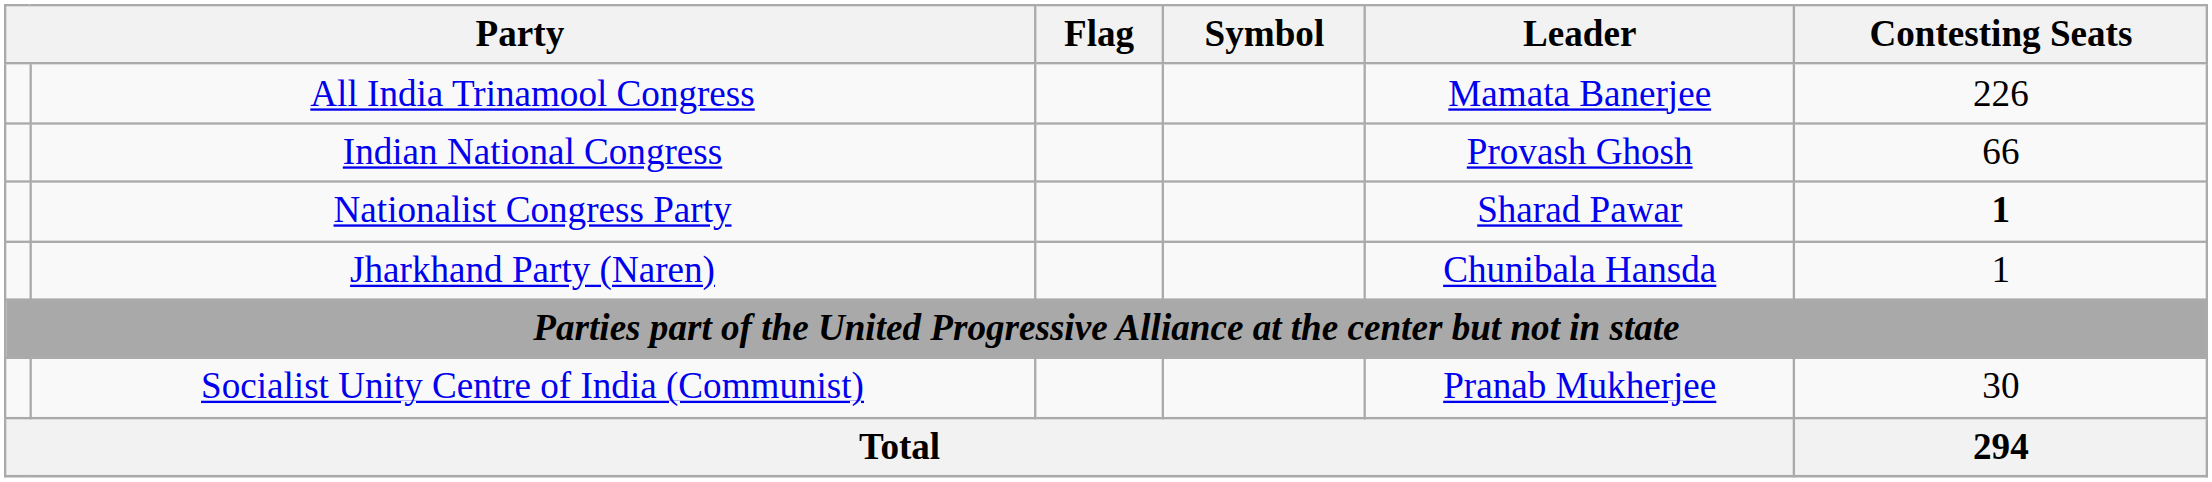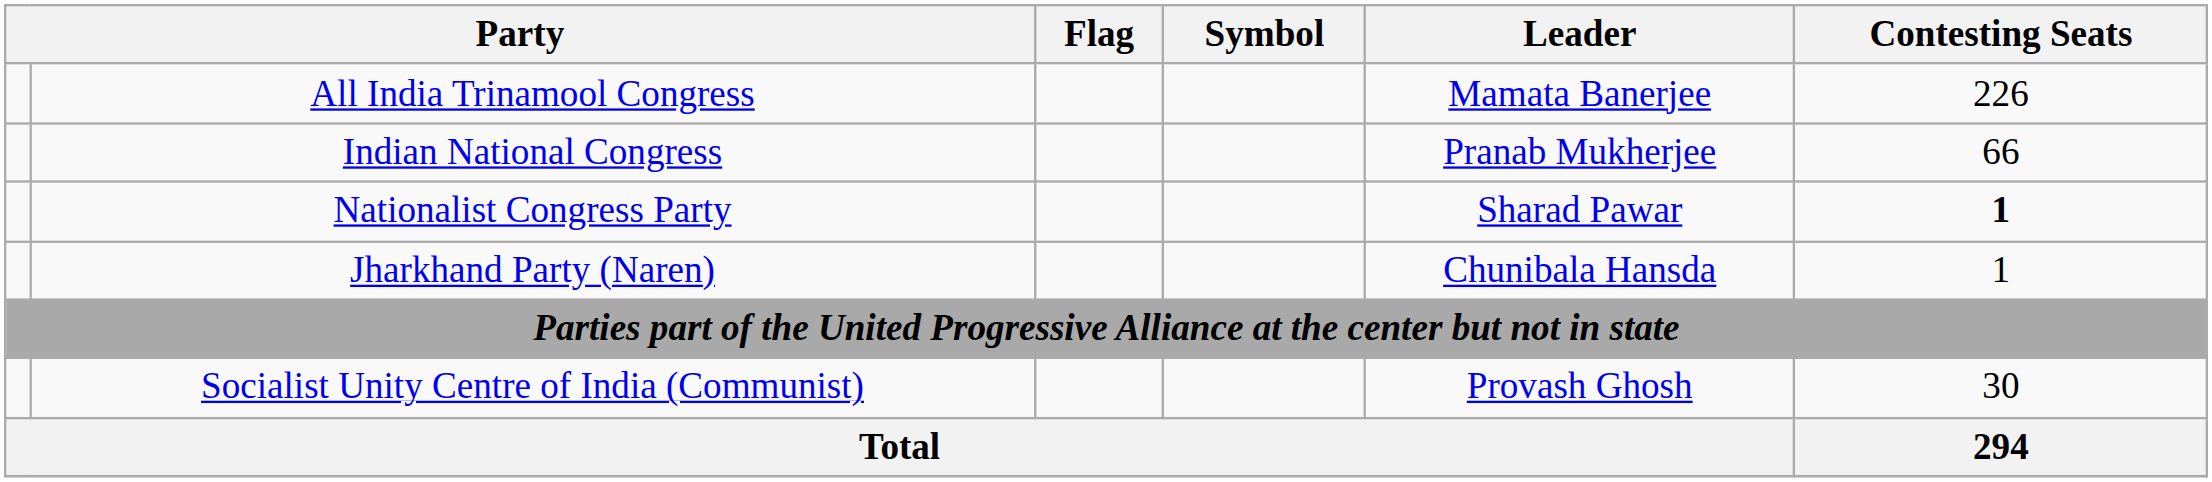(1580, 151) Provash Ghosh -> (1580, 151) Pranab Mukherjee
(1580, 387) Pranab Mukherjee -> (1580, 387) Provash Ghosh
